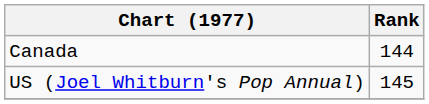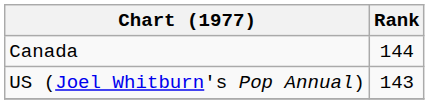(397, 83) 145 -> (397, 83) 143
